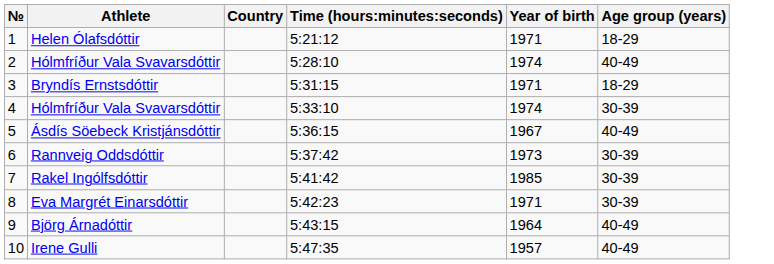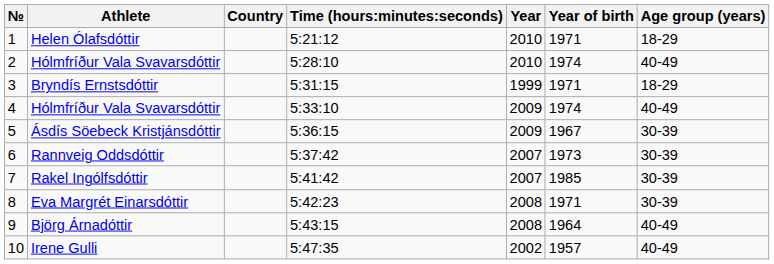+ column: (526, 16)
(620, 109) 30-39 -> (659, 109) 40-49
(620, 132) 40-49 -> (659, 132) 30-39
